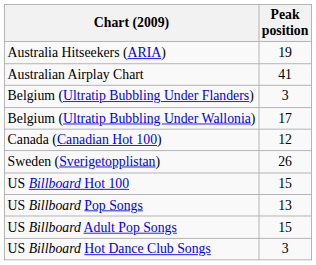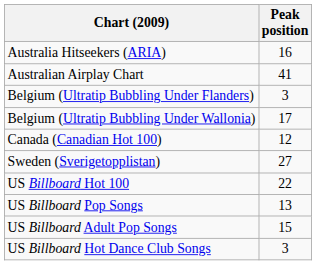(285, 52) 19 -> (285, 52) 16
(285, 161) 26 -> (285, 161) 27
(285, 183) 15 -> (285, 183) 22
